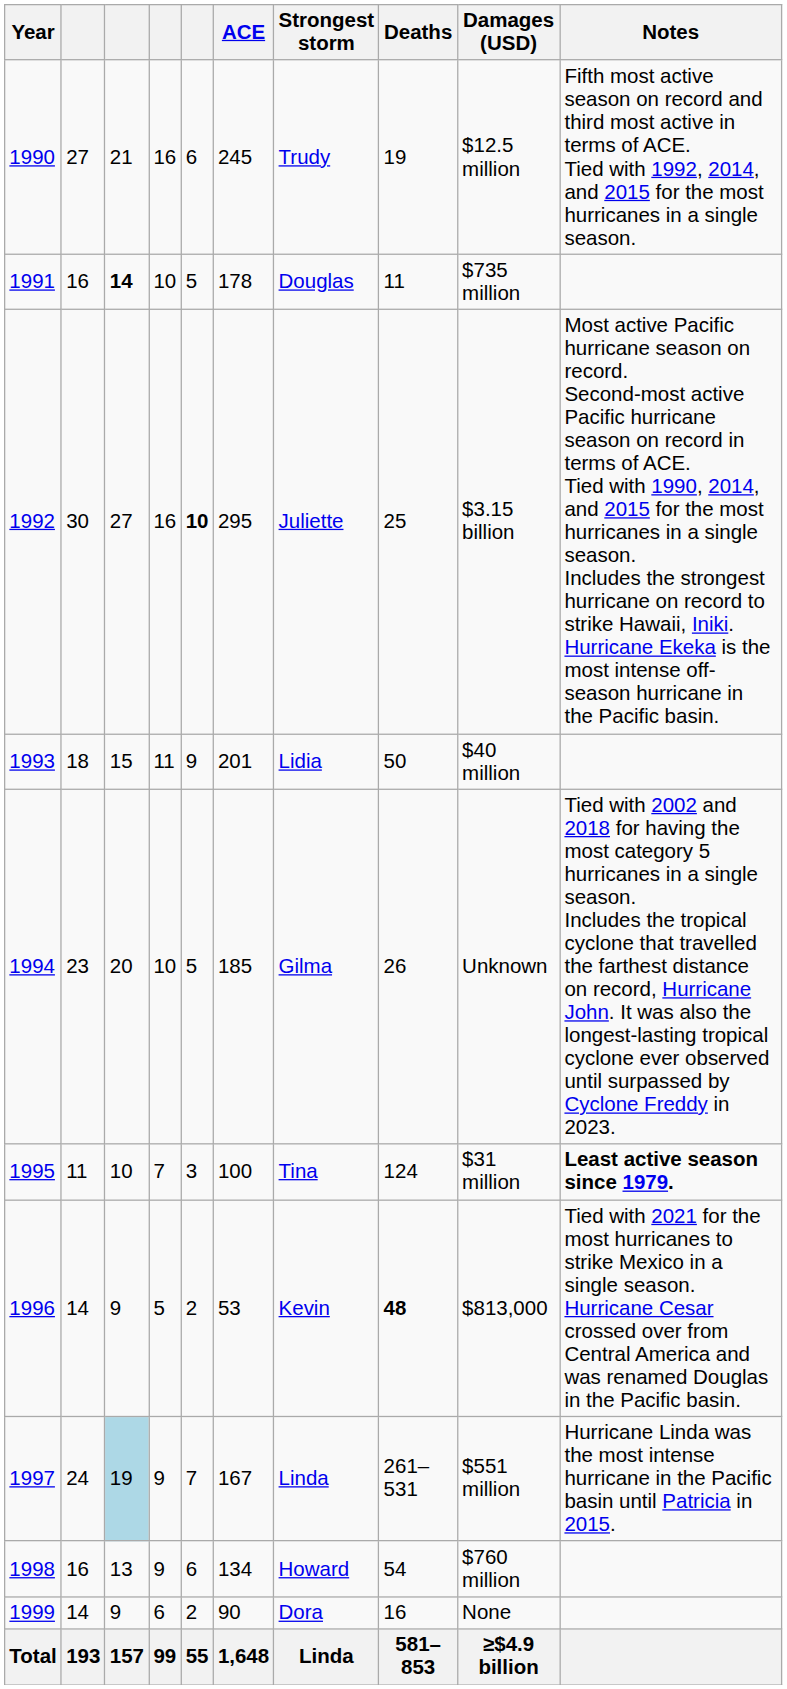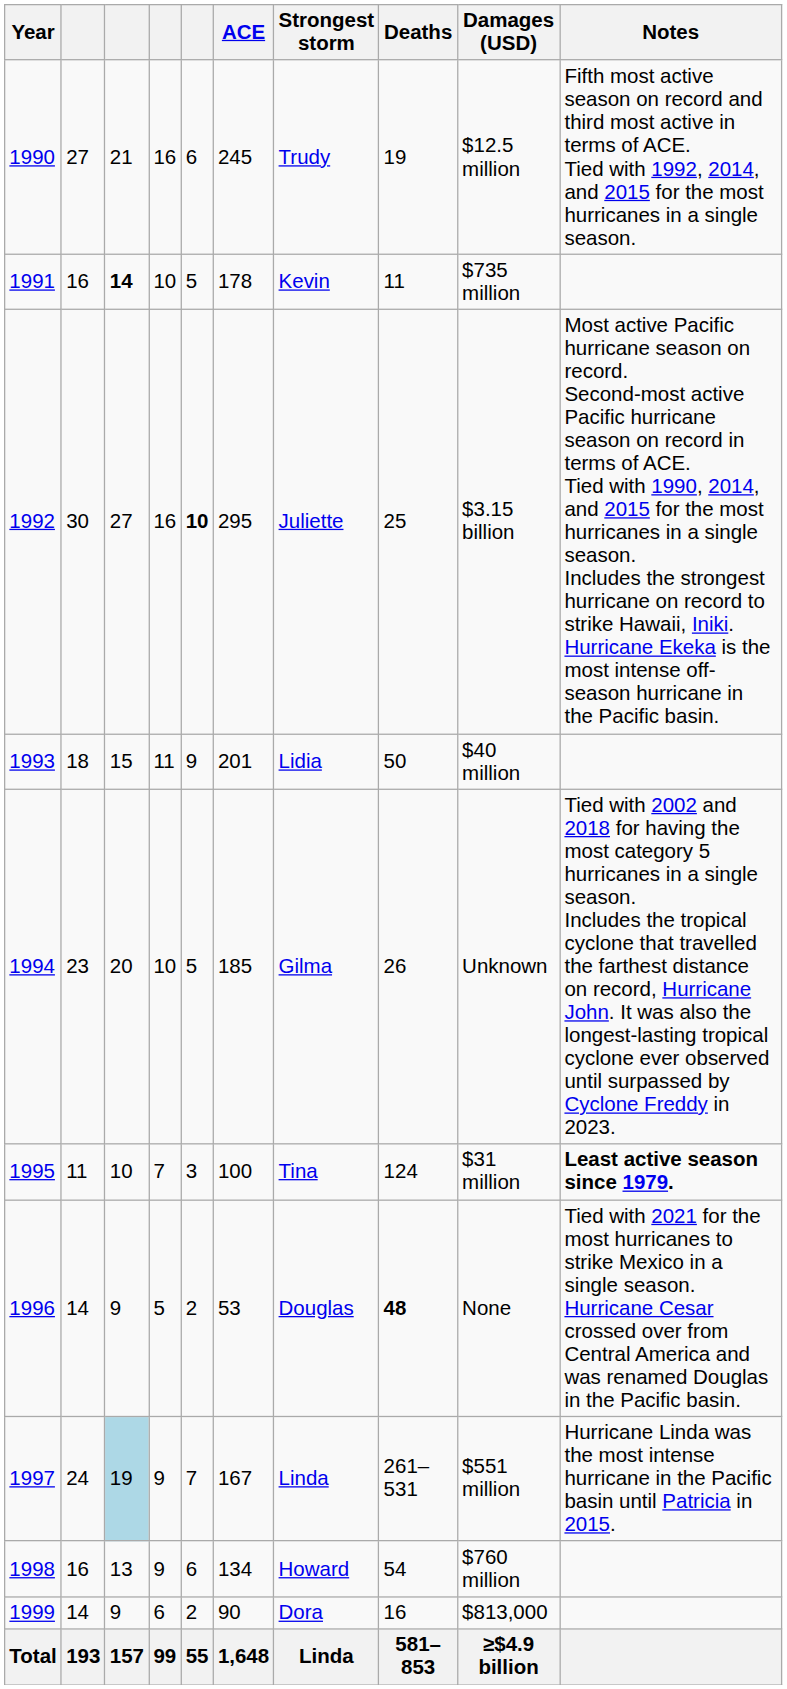(316, 281) Douglas -> (304, 281) Kevin
(304, 1307) Kevin -> (316, 1307) Douglas
(505, 1307) $813,000 -> (487, 1307) None
(487, 1612) None -> (505, 1612) $813,000
